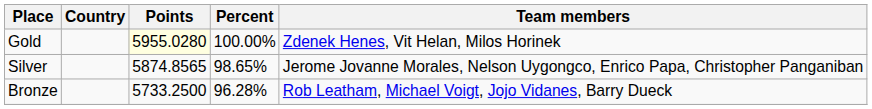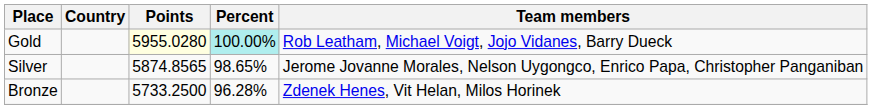(245, 41) no background -> (245, 41) paleturquoise background
(422, 41) Zdenek Henes, Vit Helan, Milos Horinek -> (478, 41) Rob Leatham, Michael Voigt, Jojo Vidanes, Barry Dueck
(478, 91) Rob Leatham, Michael Voigt, Jojo Vidanes, Barry Dueck -> (422, 91) Zdenek Henes, Vit Helan, Milos Horinek
